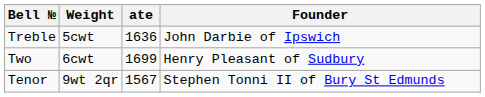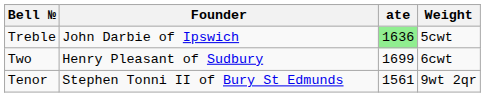columns swapped: (90, 15) <-> (320, 15)
(141, 37) no background -> (398, 37) lightgreen background
(141, 81) 1567 -> (398, 81) 1561
